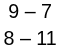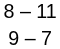rows swapped: (30, 38) <-> (30, 11)
